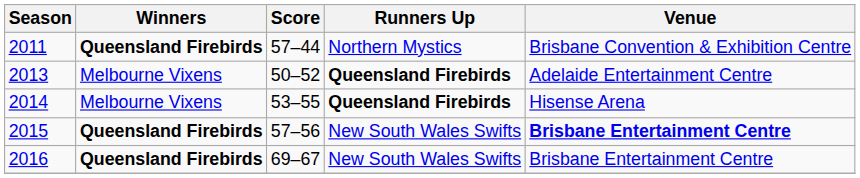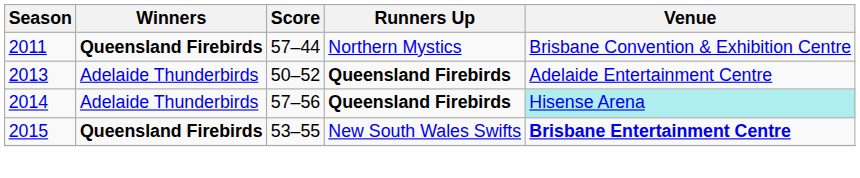(151, 74) Melbourne Vixens -> (169, 74) Adelaide Thunderbirds
(151, 103) Melbourne Vixens -> (169, 103) Adelaide Thunderbirds
(295, 103) 53–55 -> (295, 103) 57–56
(587, 103) no background -> (587, 103) paleturquoise background
(295, 131) 57–56 -> (295, 131) 53–55
- row: (28, 159)
